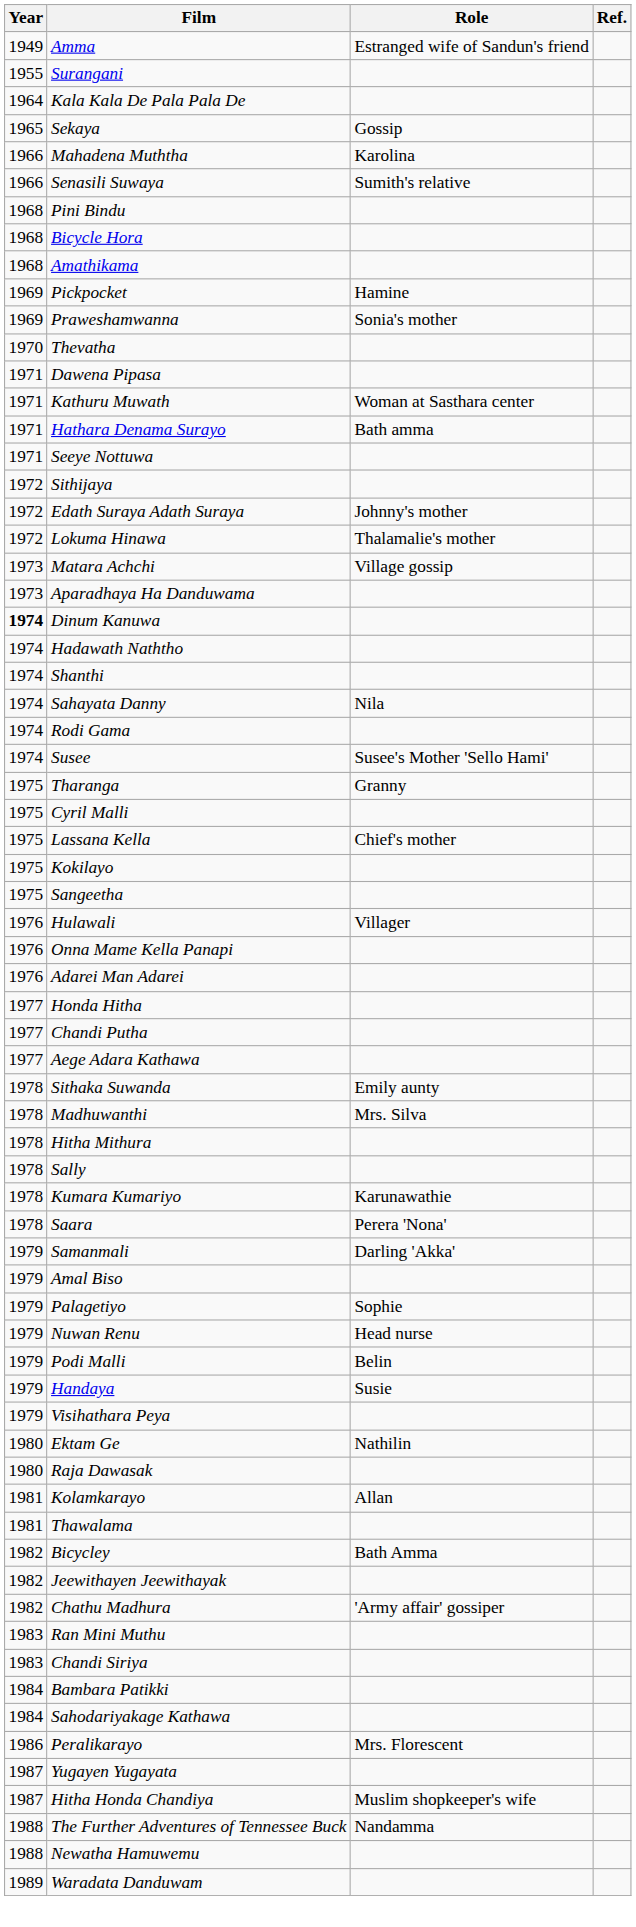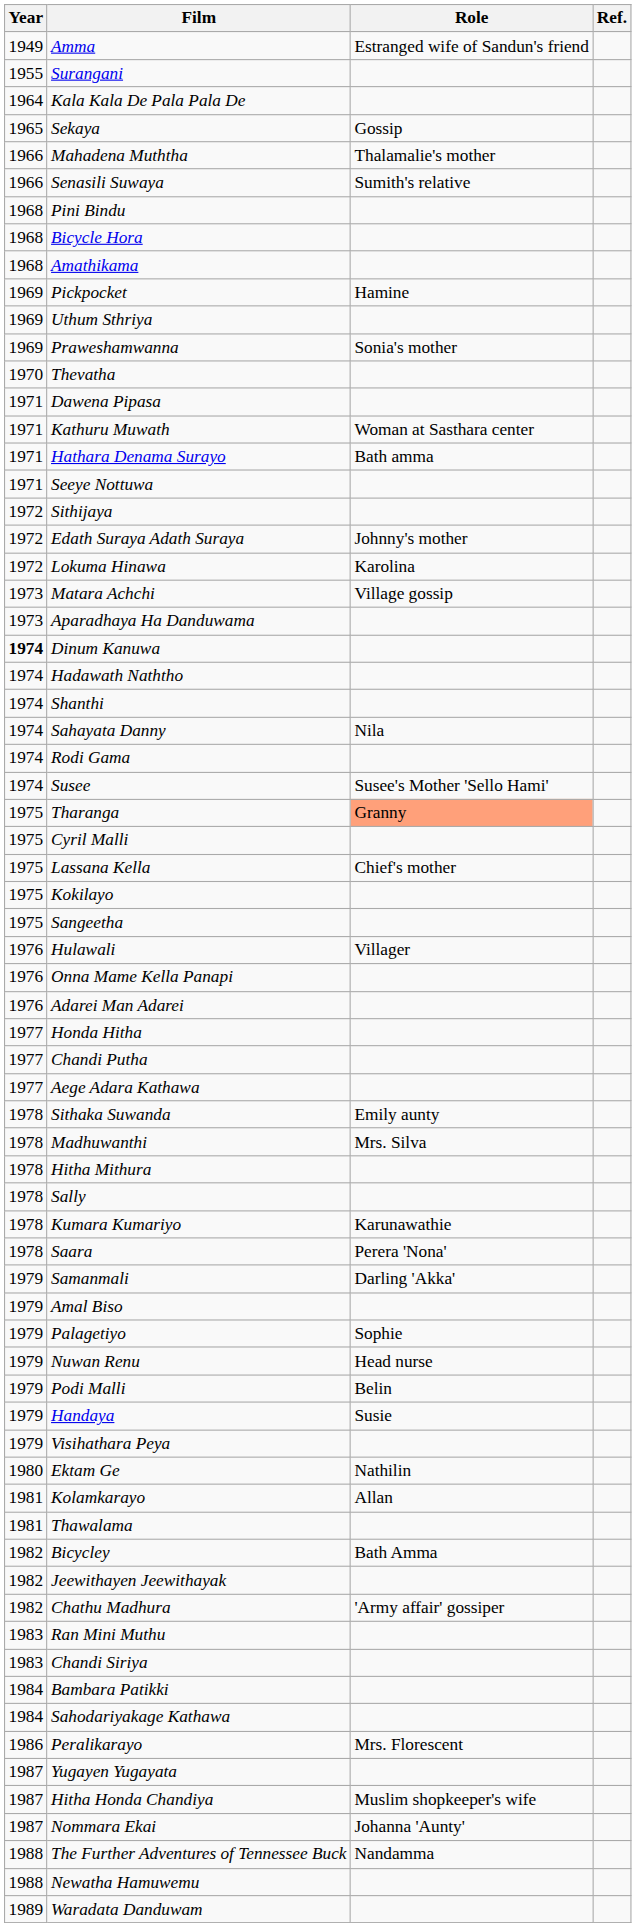(385, 155) Karolina -> (425, 155) Thalamalie's mother
+ row: (102, 319)
(425, 538) Thalamalie's mother -> (385, 566) Karolina
(380, 785) no background -> (380, 812) lightsalmon background
- row: (102, 1470)
+ row: (104, 1826)
